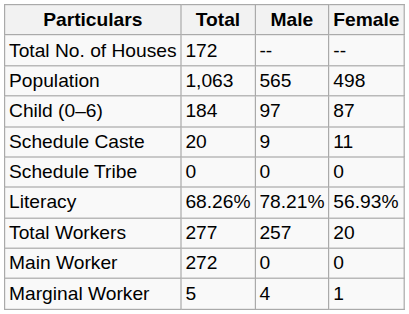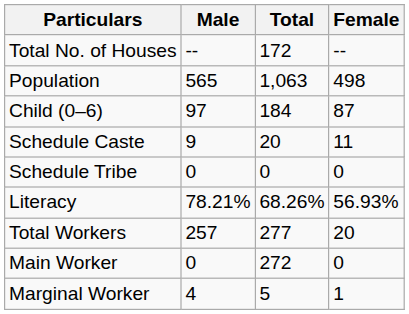columns swapped: (218, 19) <-> (292, 19)
